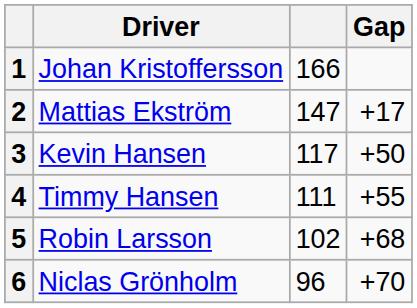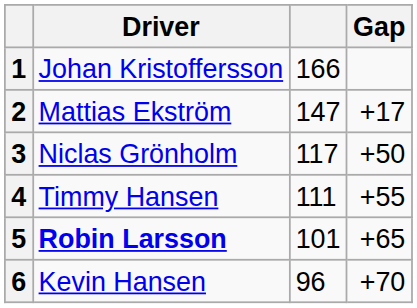(122, 154) Kevin Hansen -> (138, 154) Niclas Grönholm
(125, 239) normal -> (133, 239) bold
(318, 239) 102 -> (318, 239) 101
(383, 239) +68 -> (383, 239) +65
(138, 282) Niclas Grönholm -> (122, 282) Kevin Hansen
